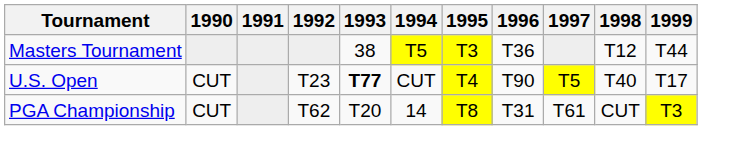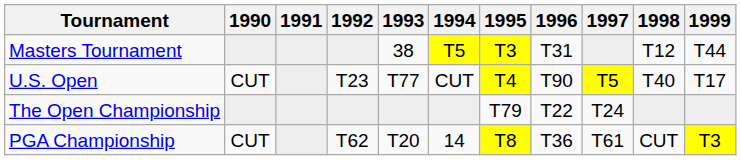(518, 50) T36 -> (557, 50) T31
(365, 80) bold -> (403, 80) normal
+ row: (115, 110)
(518, 110) T31 -> (557, 140) T36
